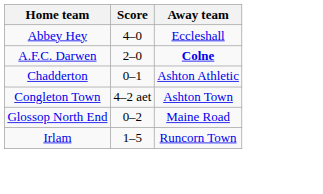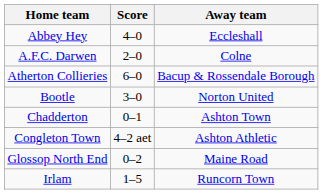(198, 55) bold -> (236, 55) normal
+ row: (57, 76)
+ row: (57, 96)
(198, 76) Ashton Athletic -> (236, 117) Ashton Town
(198, 96) Ashton Town -> (236, 138) Ashton Athletic
